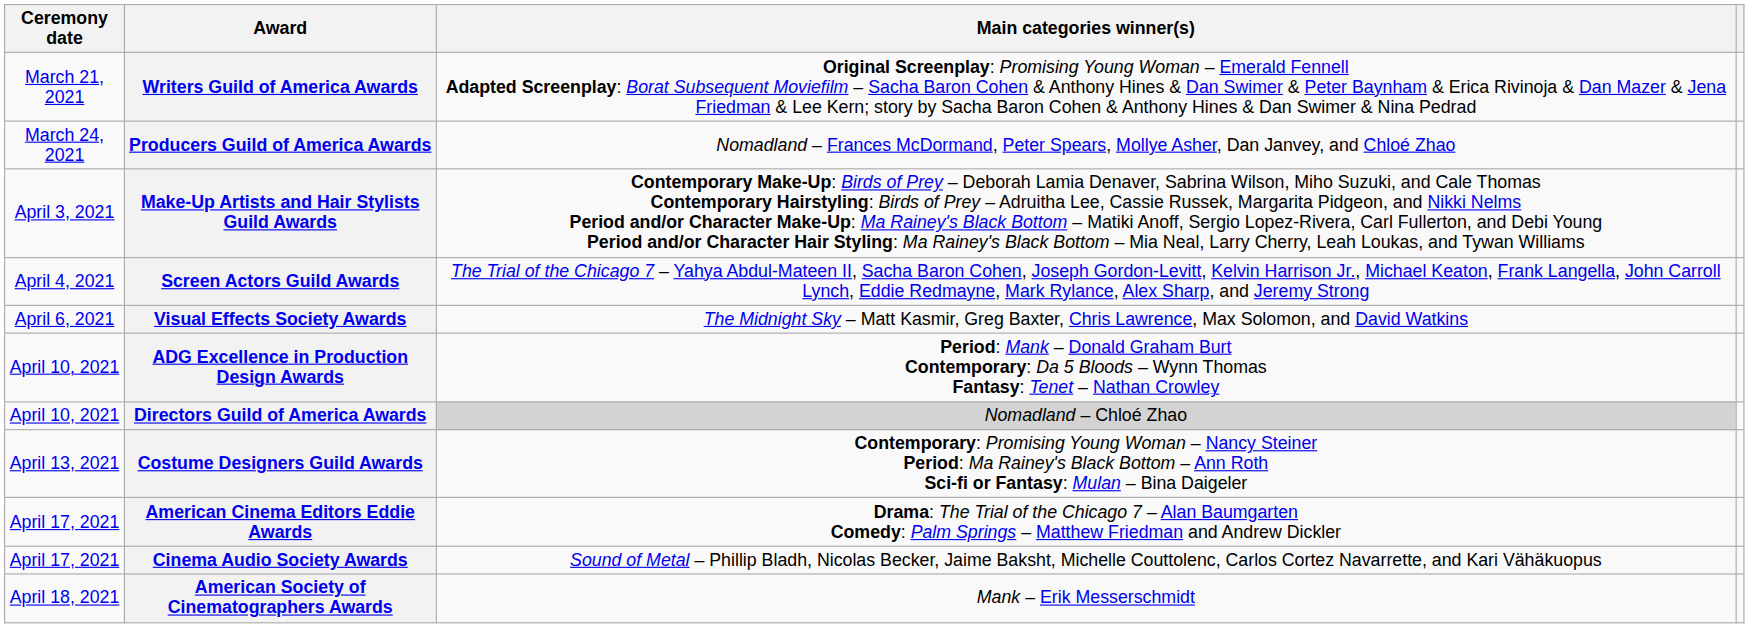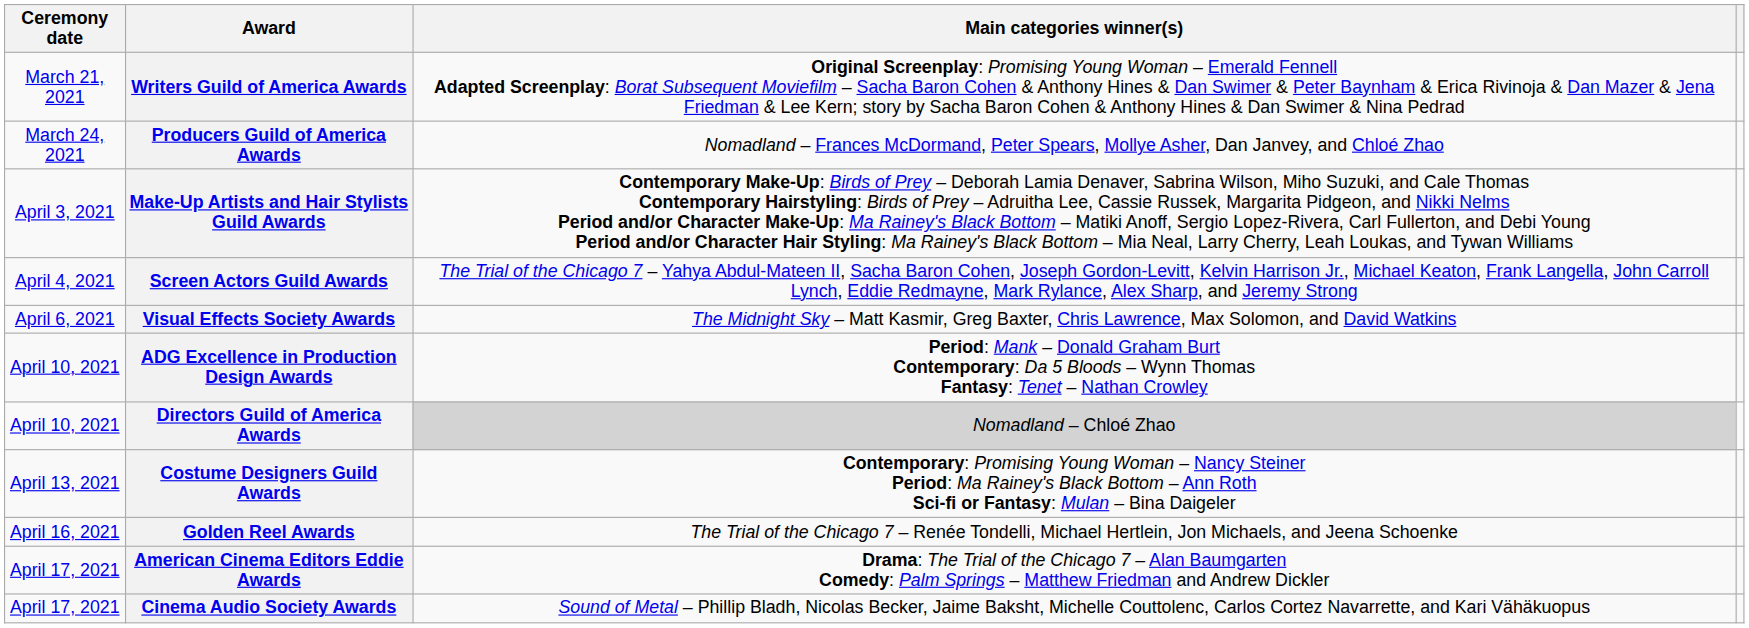+ row: (269, 531)
- row: (280, 598)
